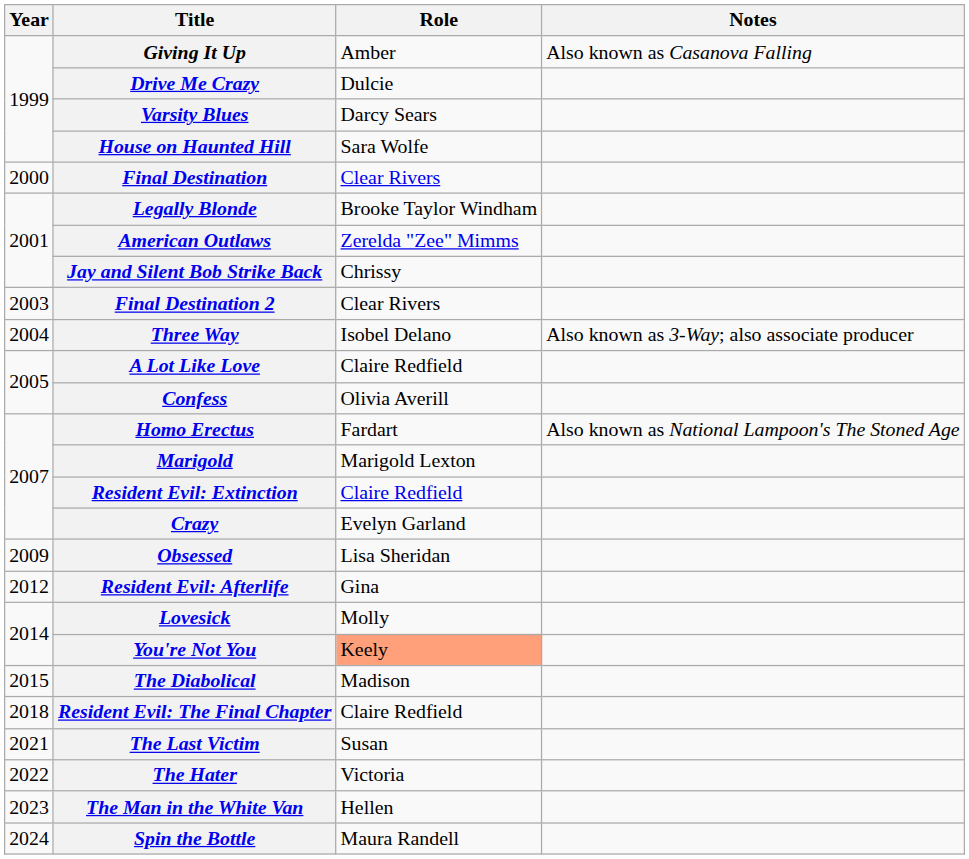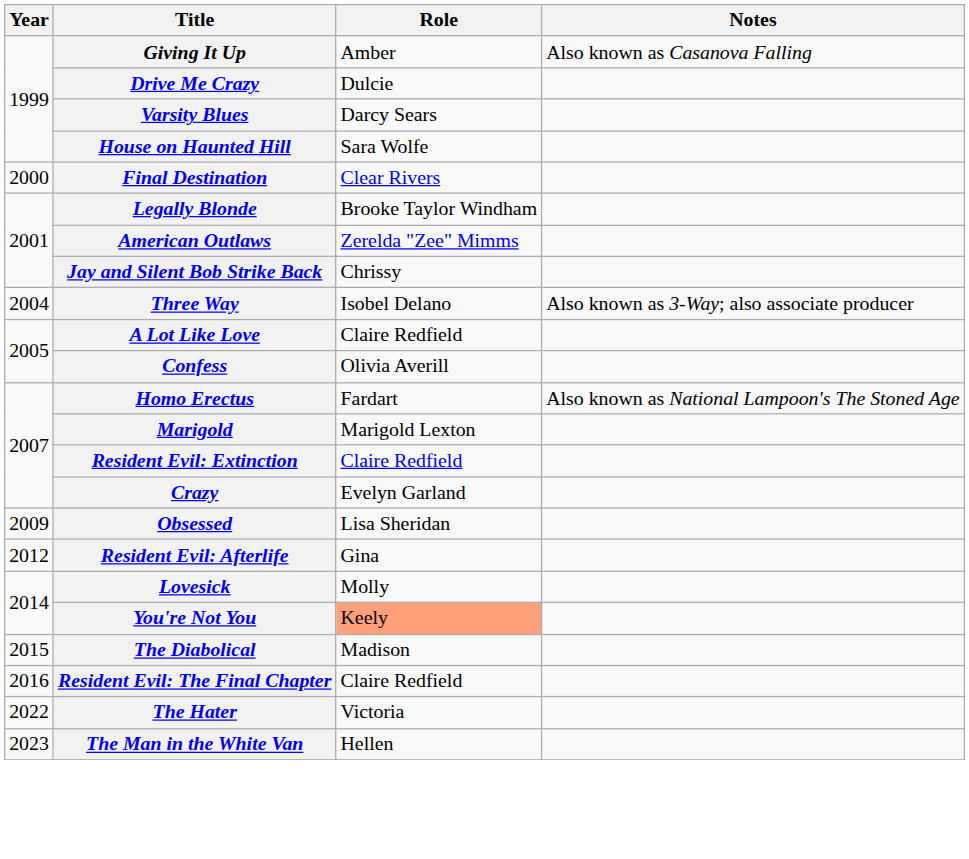- row: (195, 303)
(29, 712) 2018 -> (29, 680) 2016
- row: (195, 743)
- row: (195, 838)
